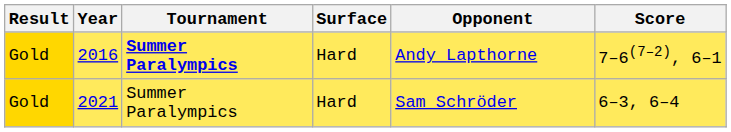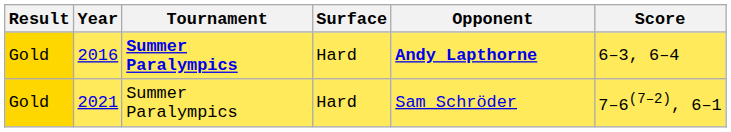(466, 56) normal -> (466, 56) bold
(660, 56) 7–6(7–2), 6–1 -> (639, 56) 6–3, 6–4
(639, 103) 6–3, 6–4 -> (660, 103) 7–6(7–2), 6–1
